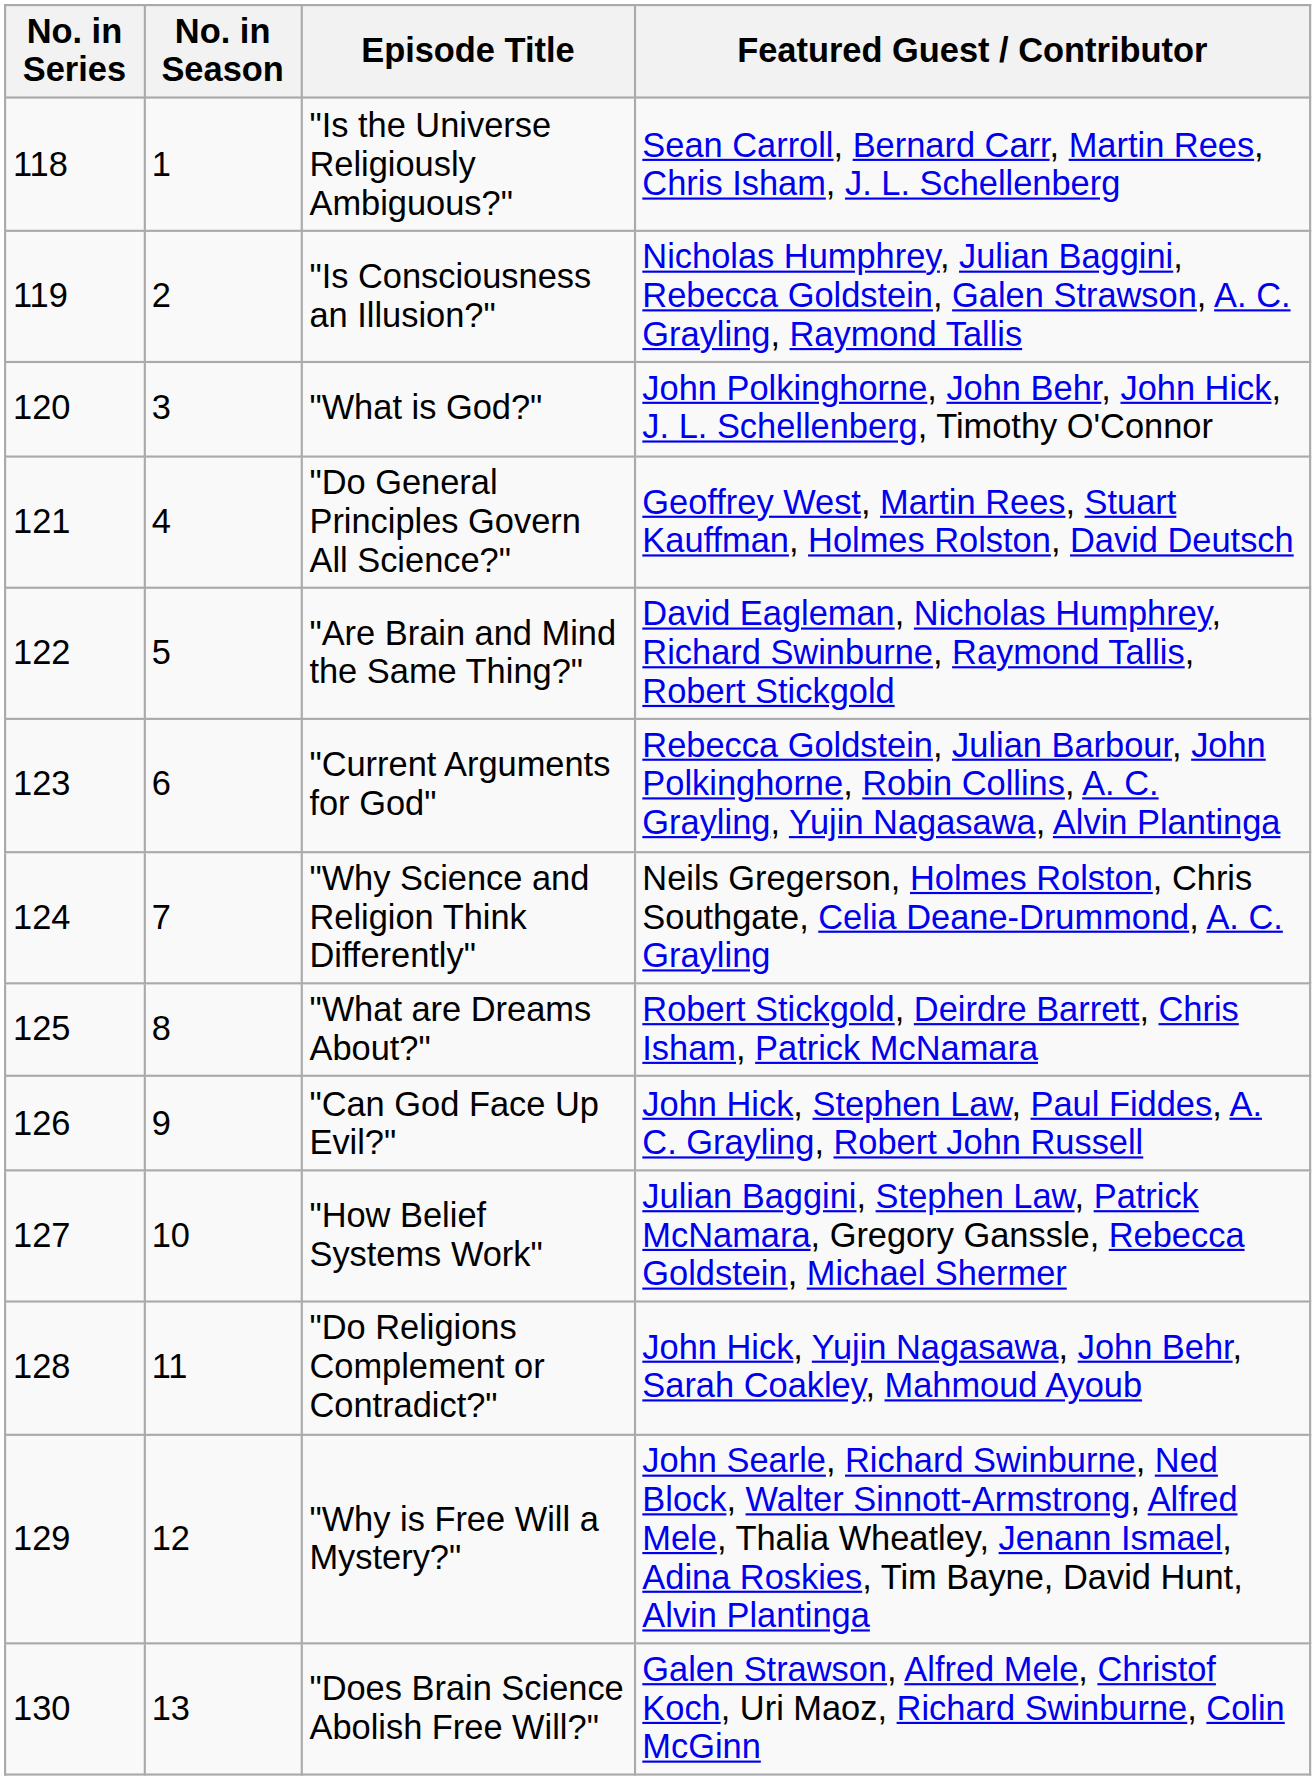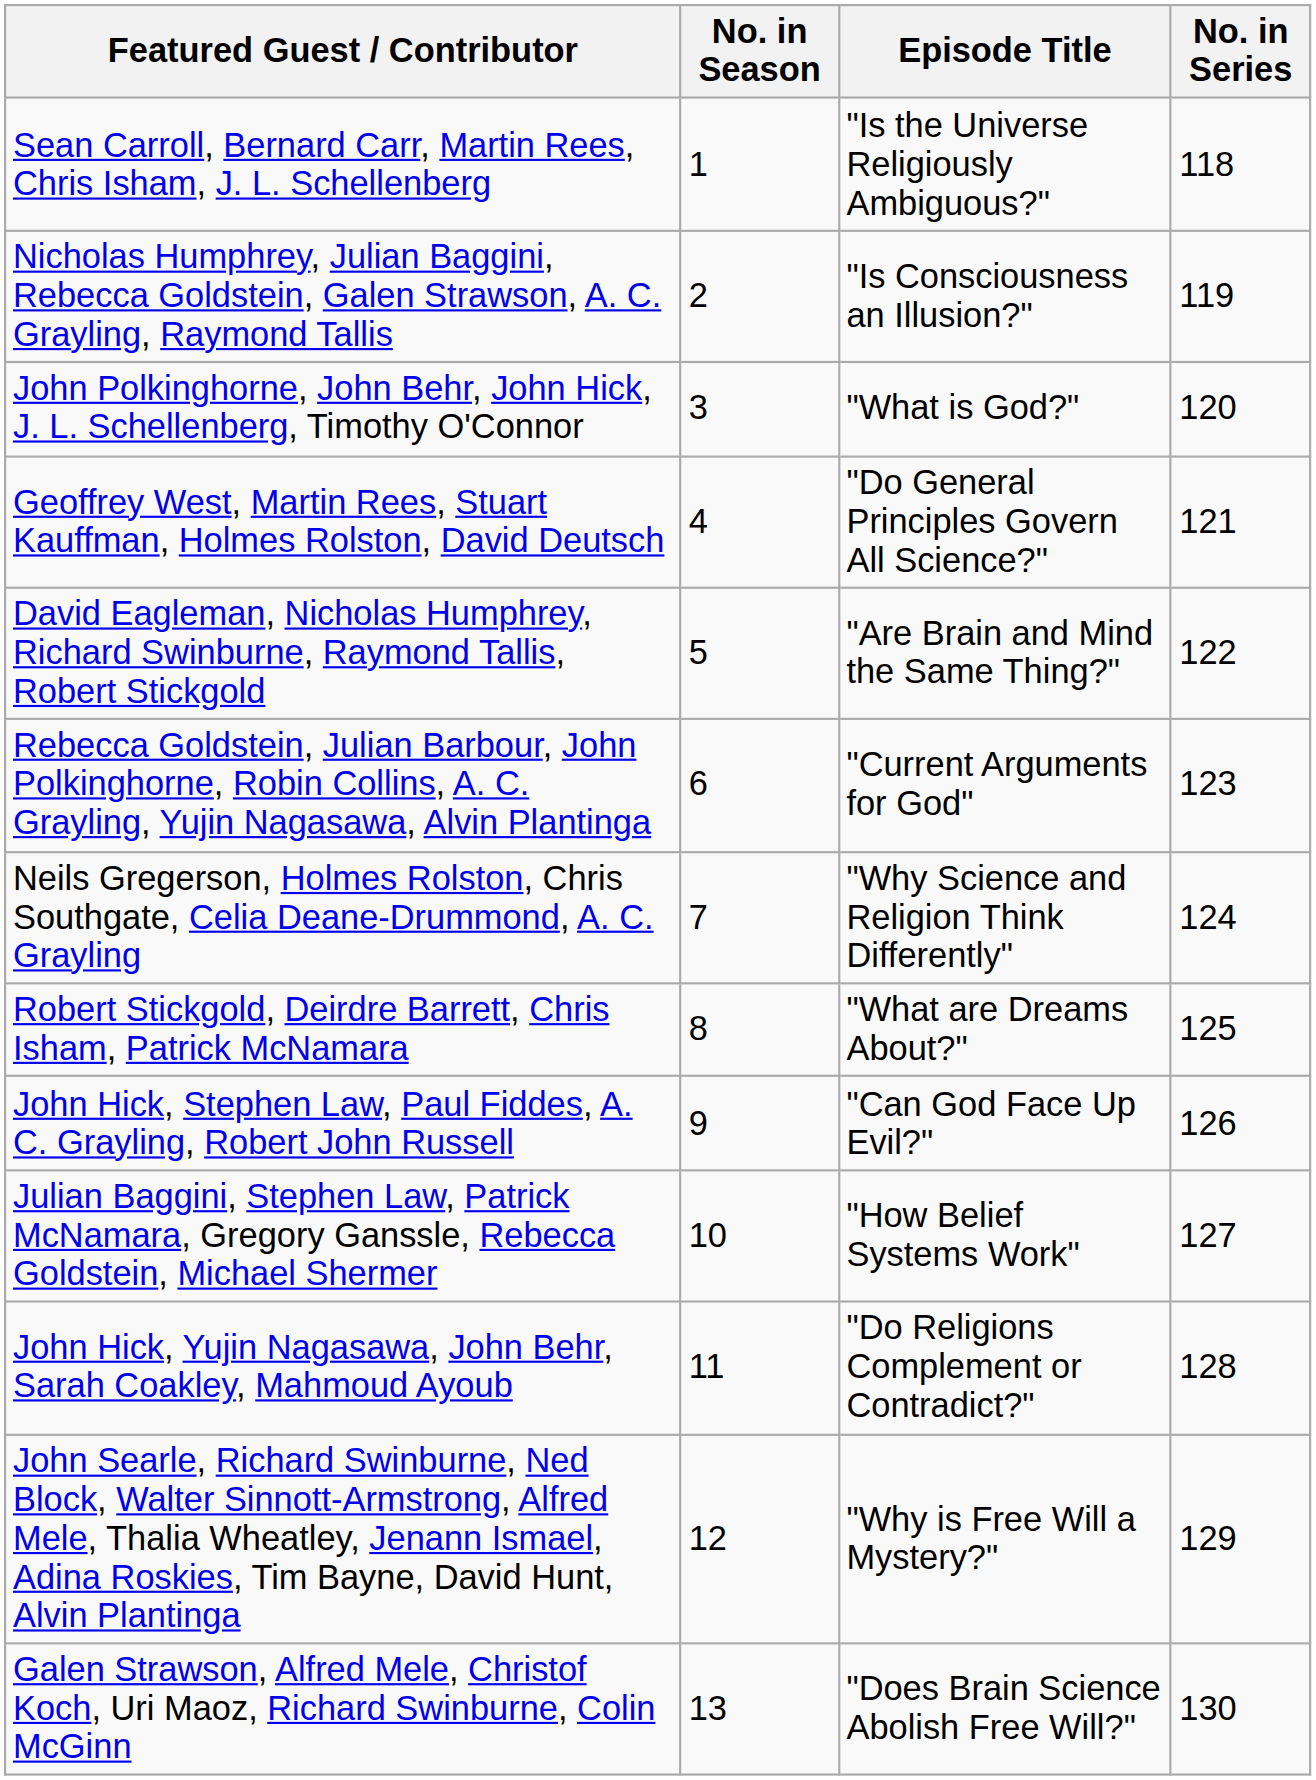columns swapped: (74, 51) <-> (972, 51)
